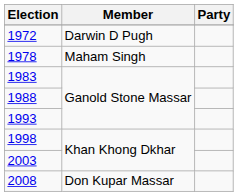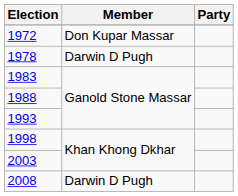(109, 35) Darwin D Pugh -> (119, 35) Don Kupar Massar
(105, 56) Maham Singh -> (109, 56) Darwin D Pugh
(119, 181) Don Kupar Massar -> (109, 181) Darwin D Pugh
